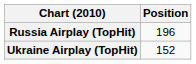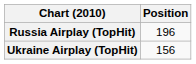(166, 50) 152 -> (166, 50) 156
